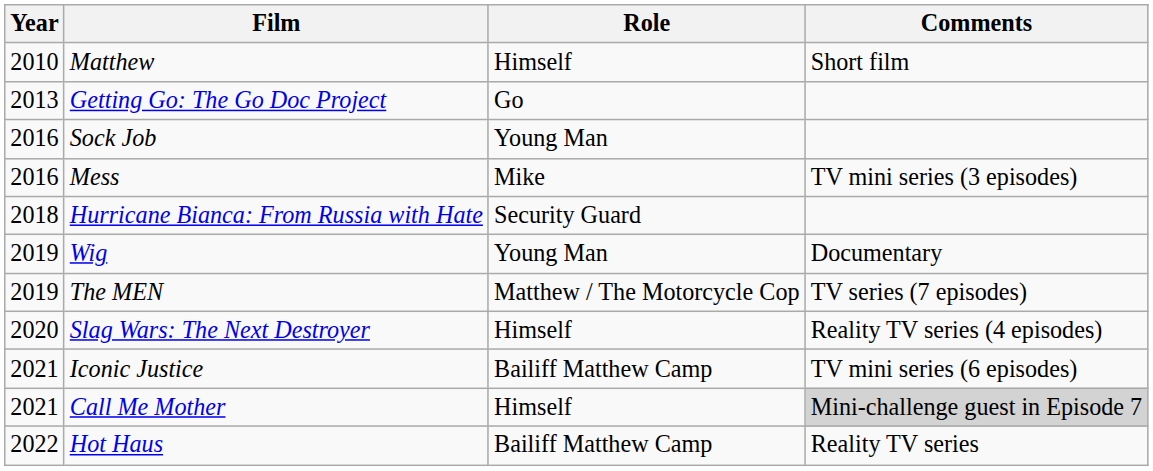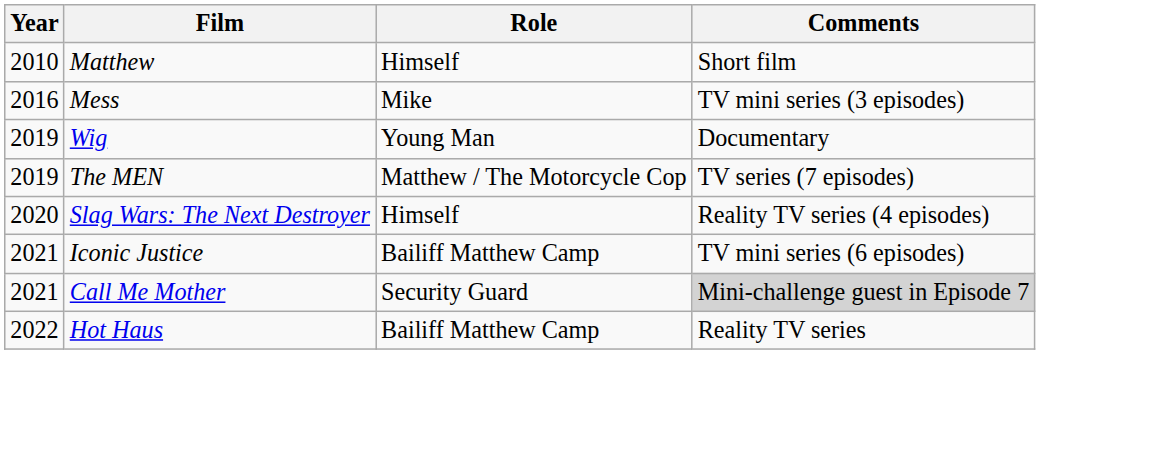- row: (228, 100)
- row: (113, 138)
- row: (276, 215)
(533, 406) Himself -> (455, 291) Security Guard
